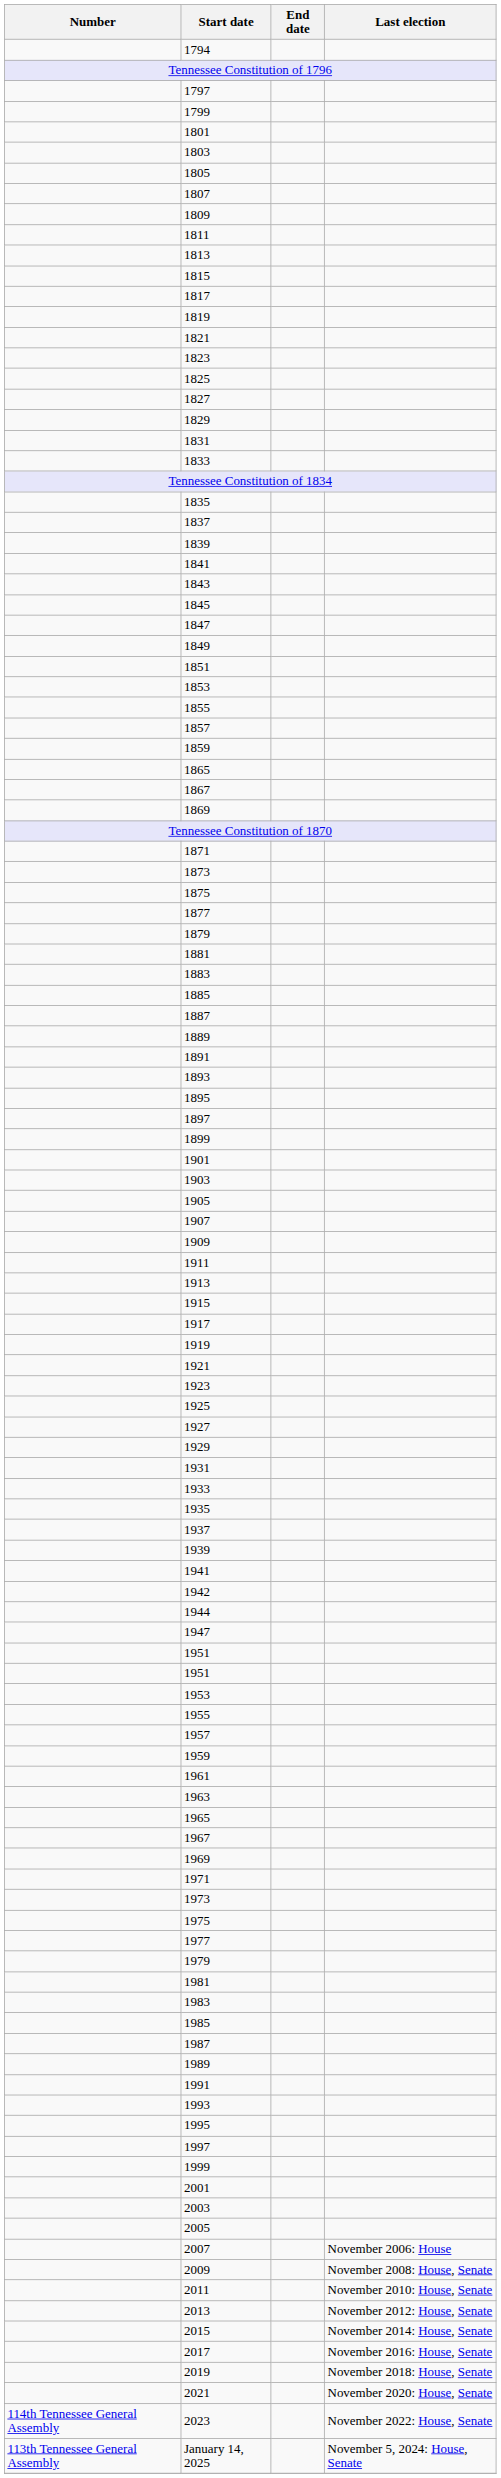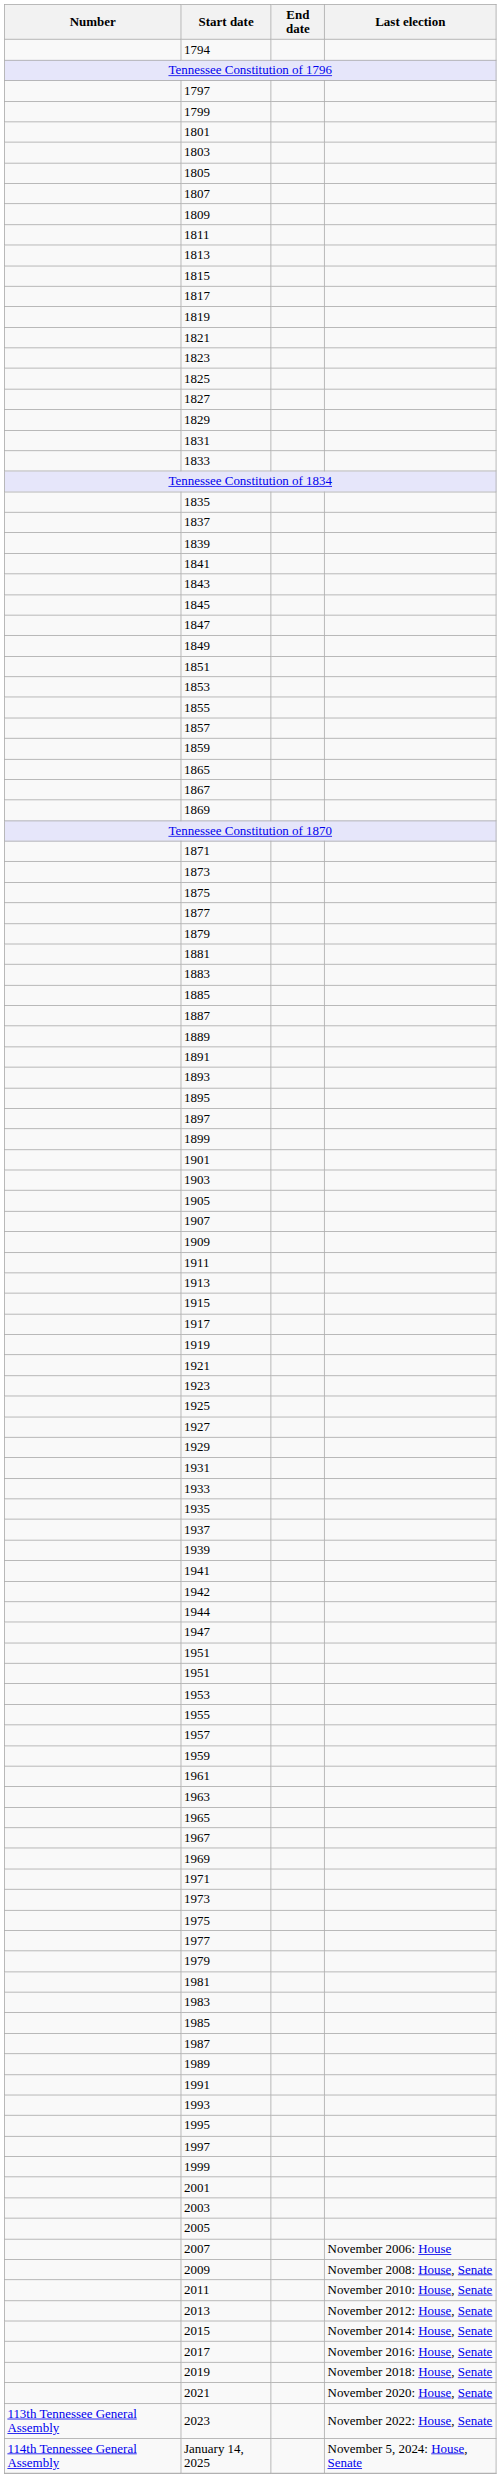(72, 2420) 114th Tennessee General Assembly -> (72, 2420) 113th Tennessee General Assembly
(72, 2456) 113th Tennessee General Assembly -> (72, 2456) 114th Tennessee General Assembly
